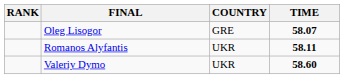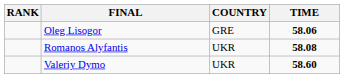(304, 30) 58.07 -> (304, 30) 58.06
(304, 47) 58.11 -> (304, 47) 58.08
